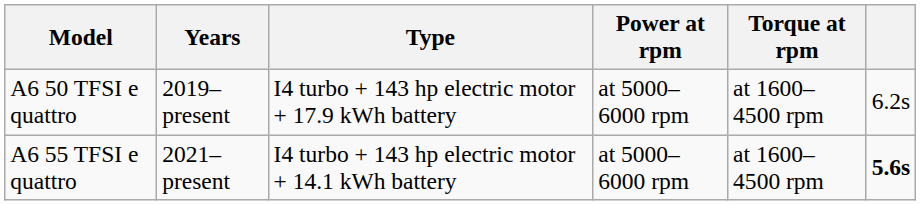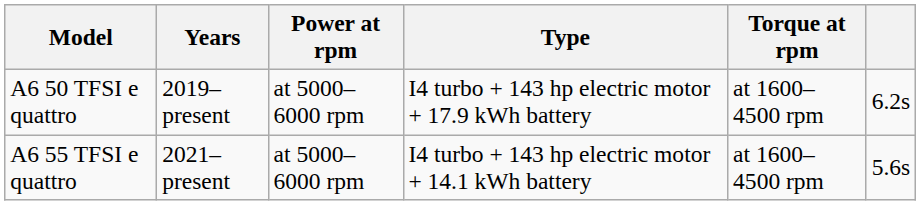columns swapped: (430, 36) <-> (660, 36)
(891, 166) bold -> (891, 166) normal
